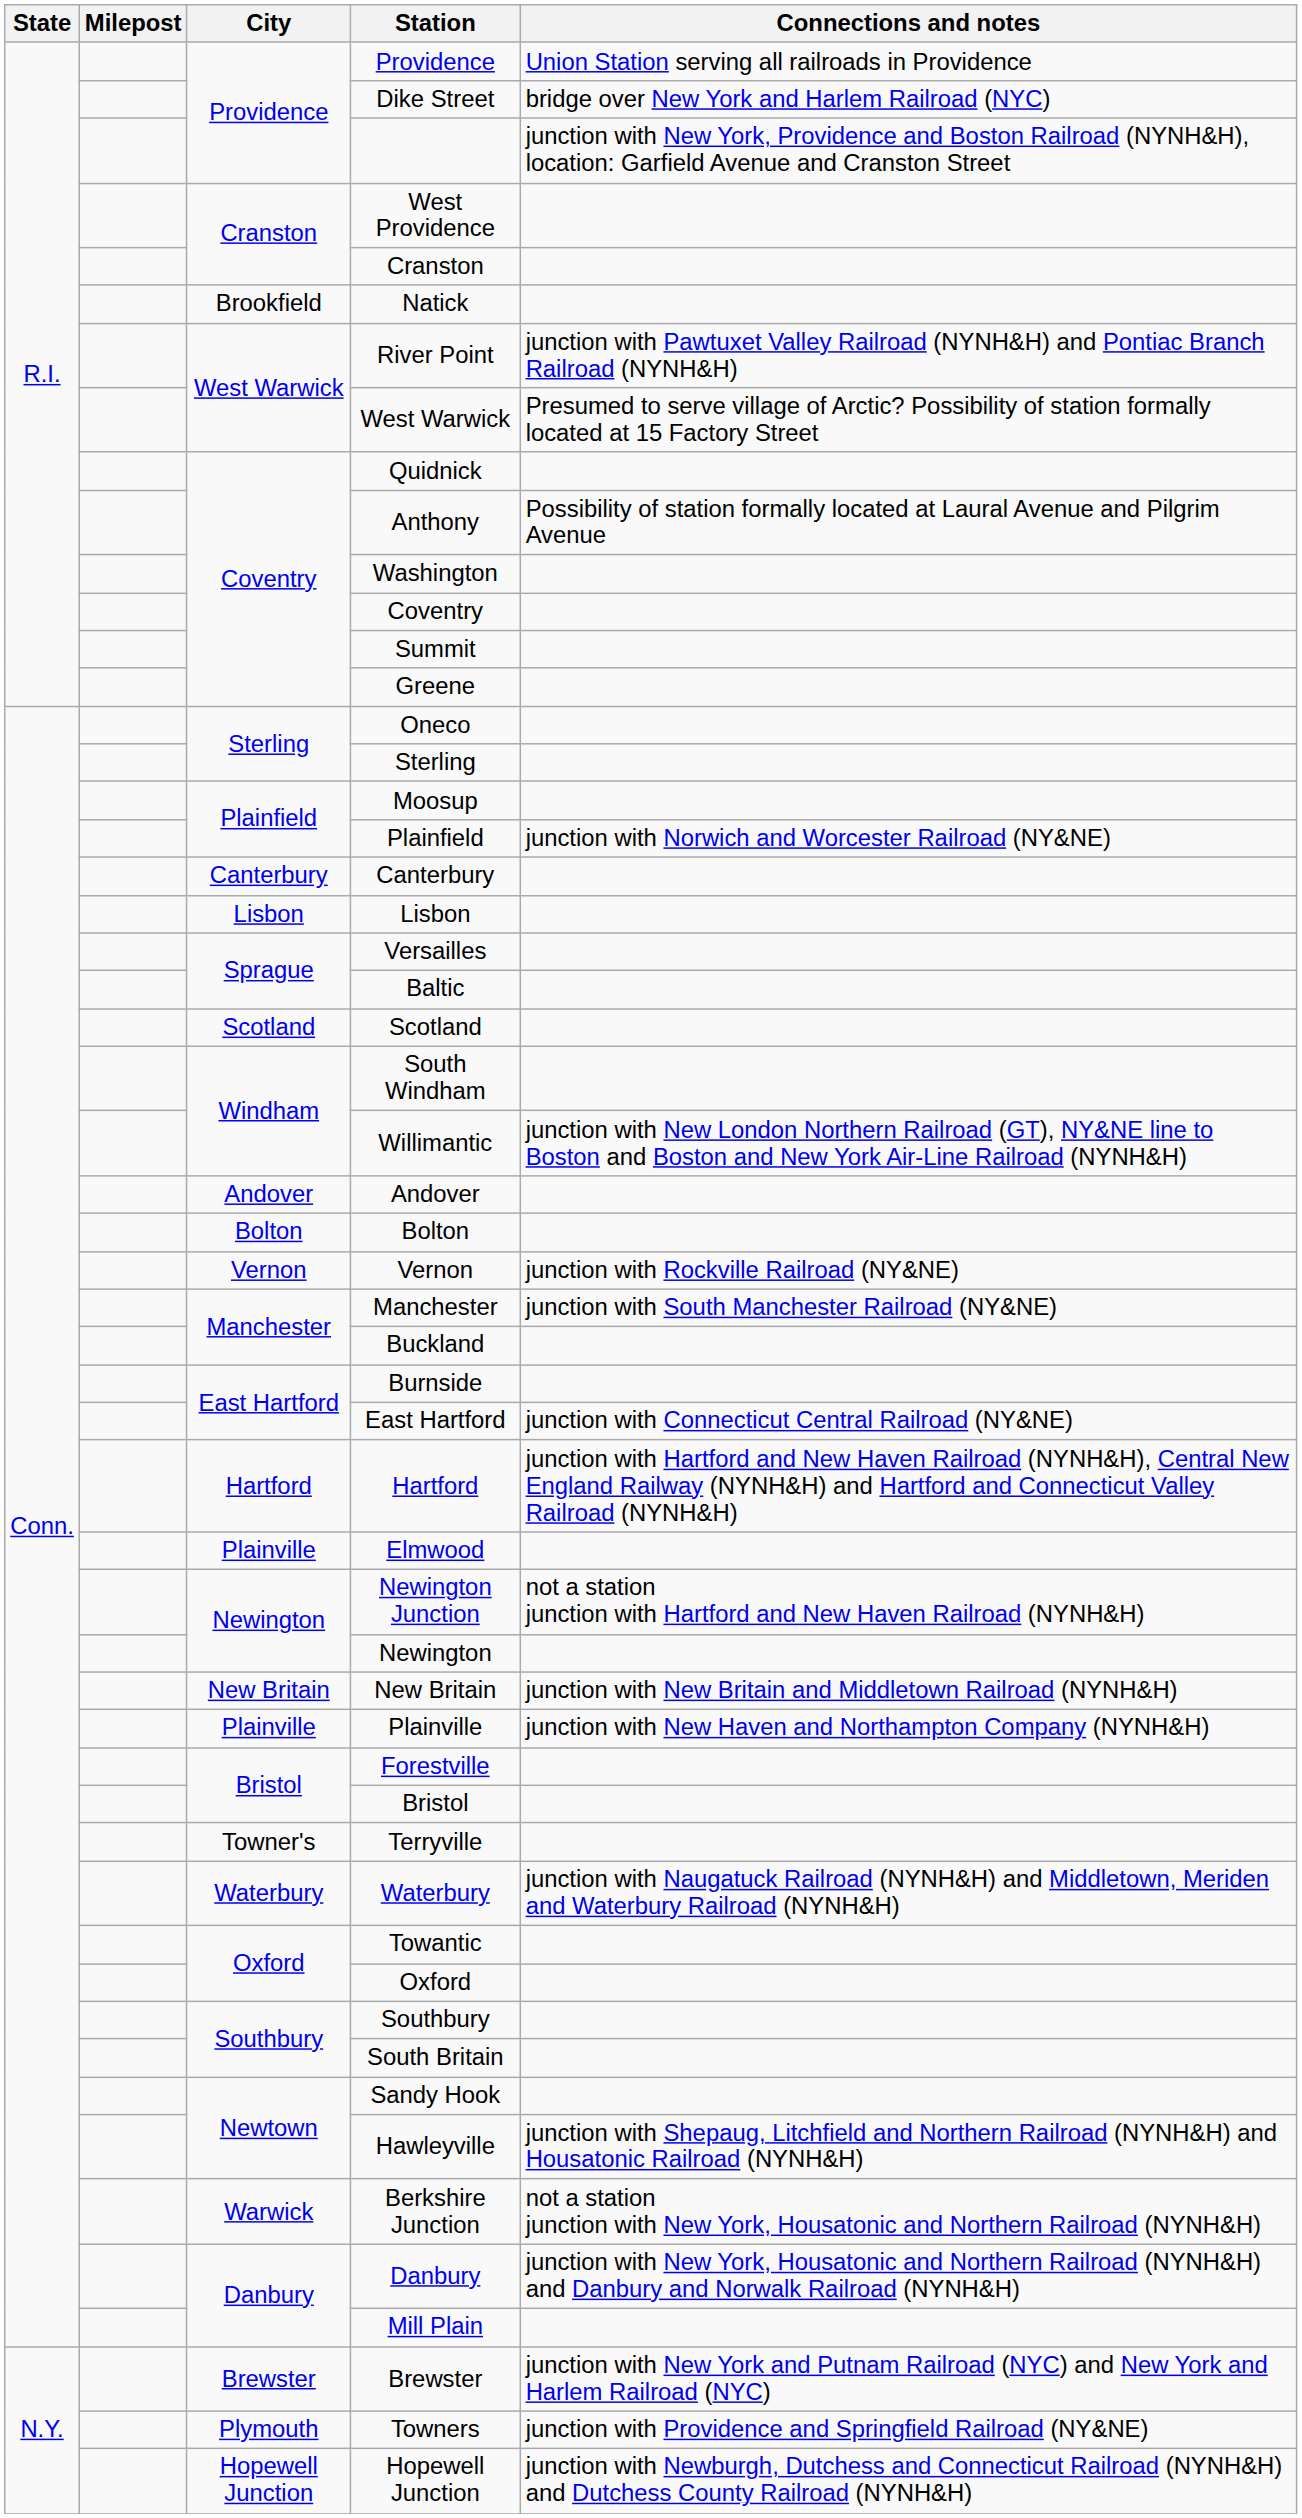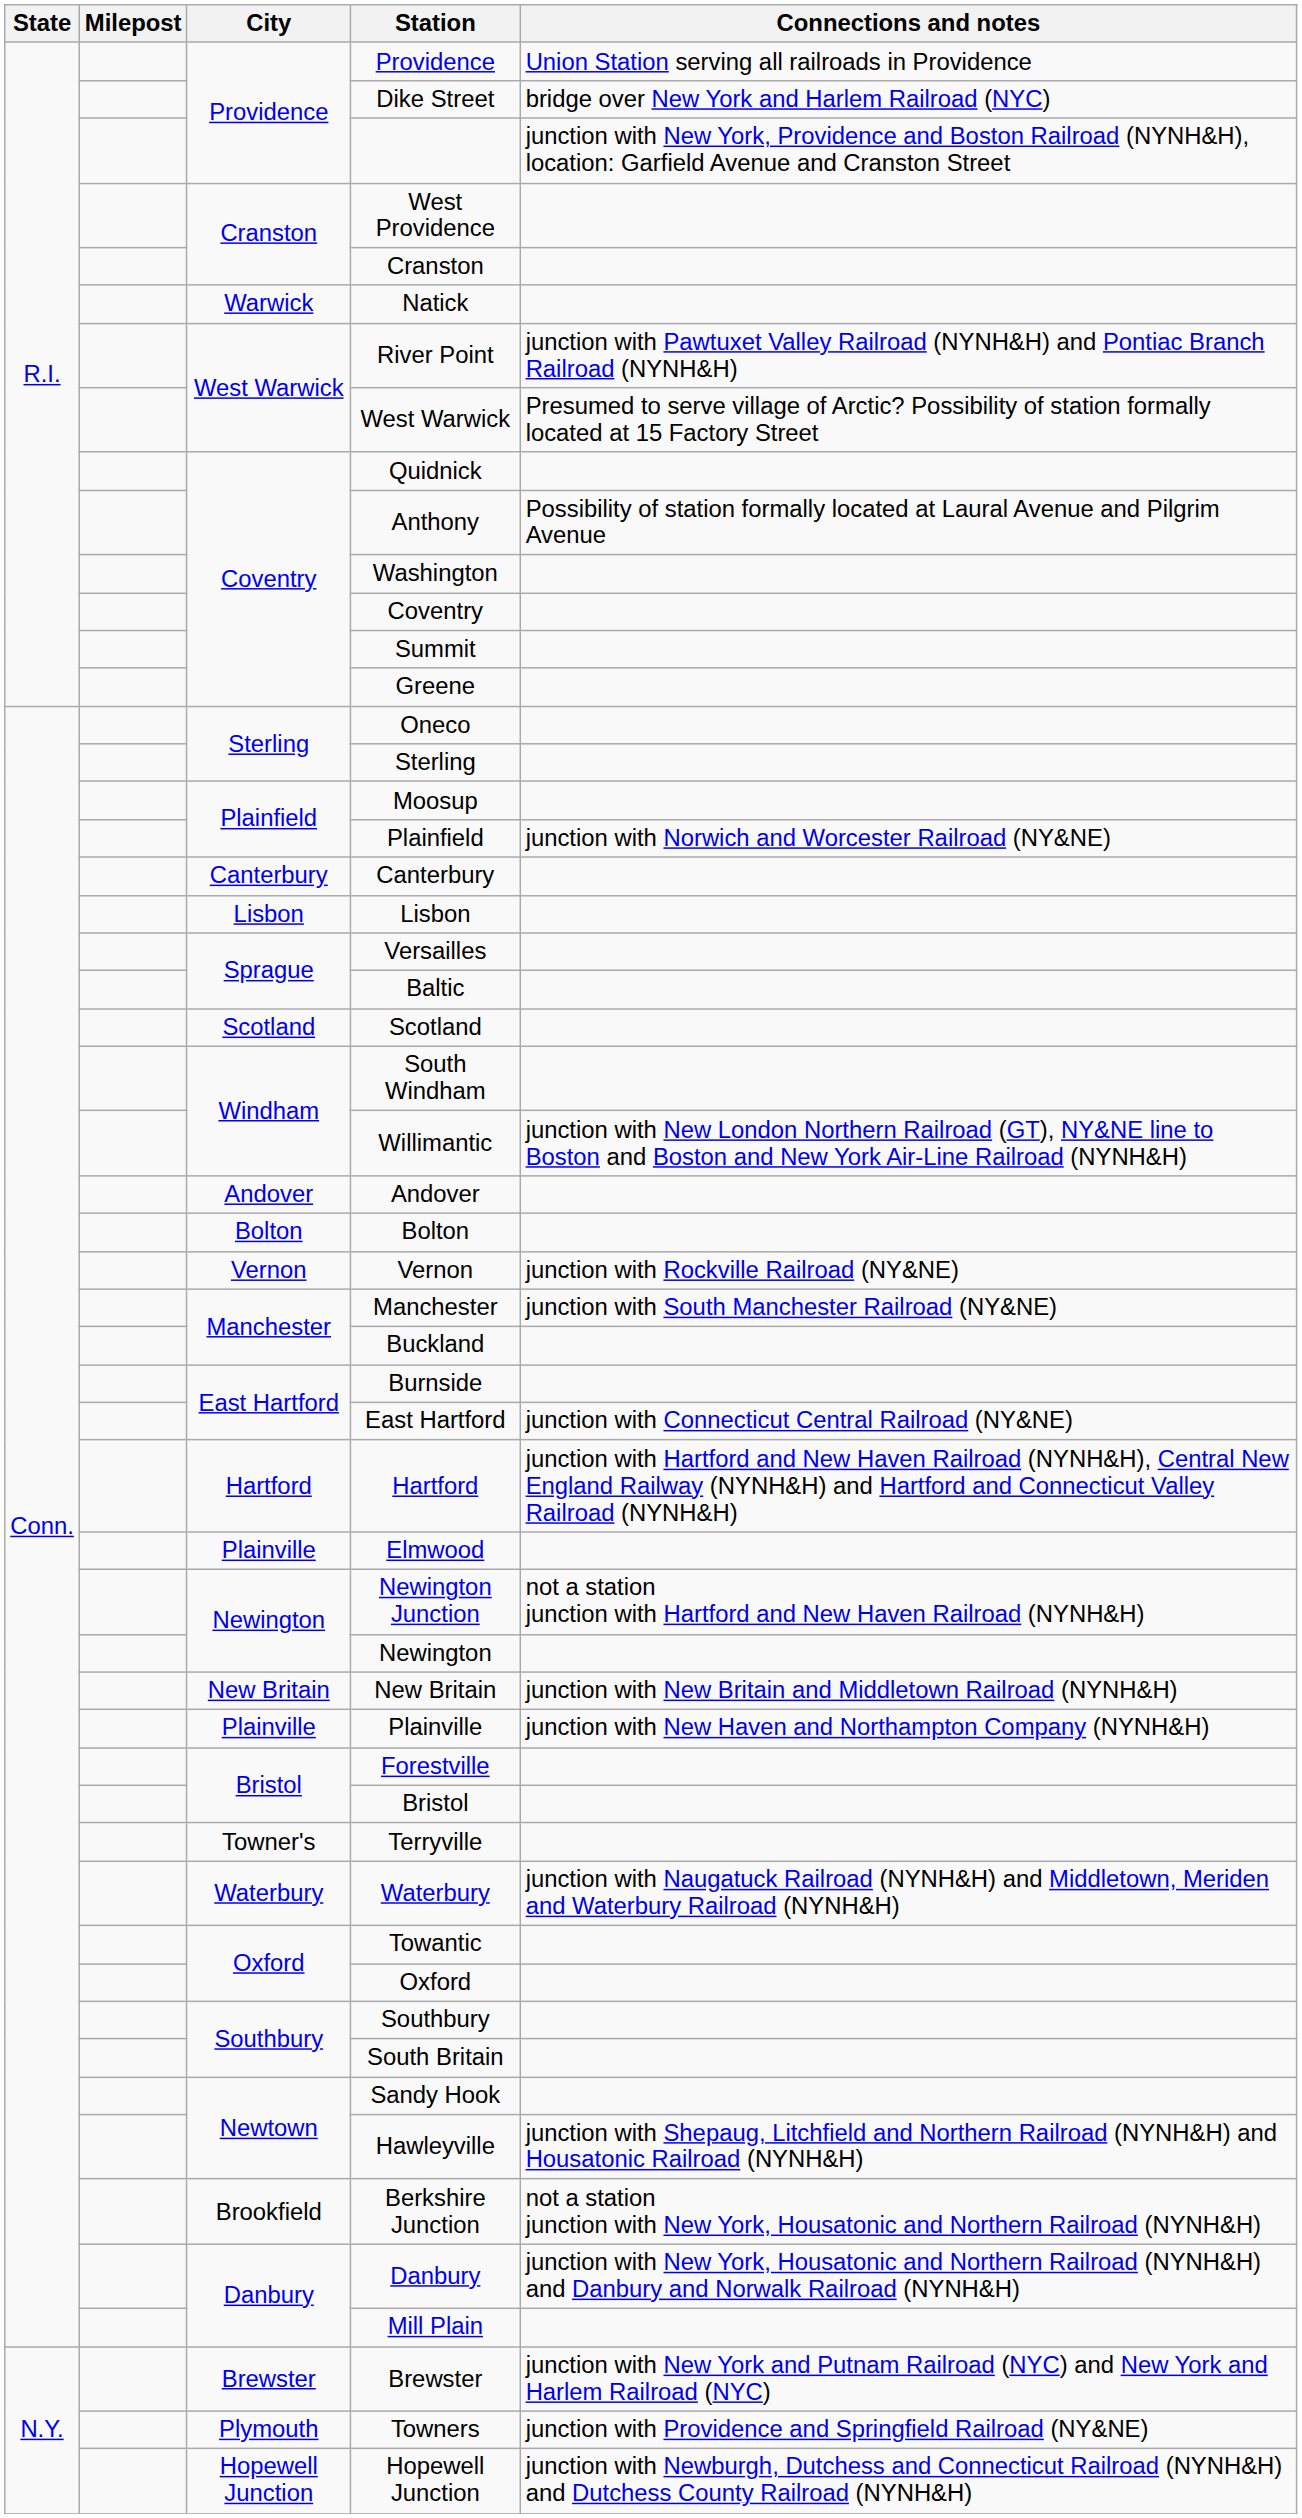(269, 303) Brookfield -> (269, 303) Warwick
(269, 2211) Warwick -> (269, 2211) Brookfield
